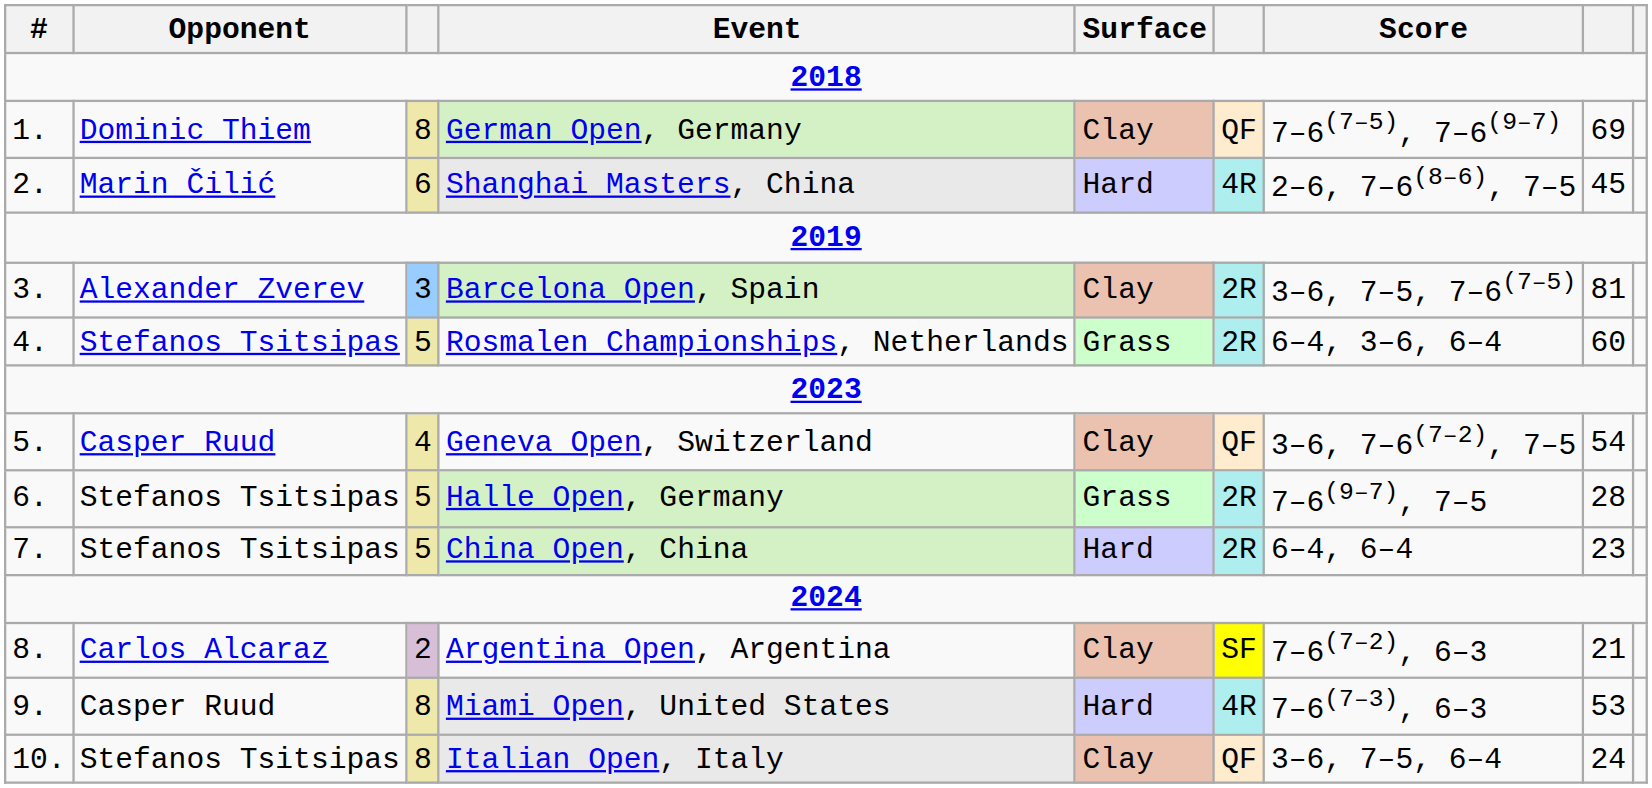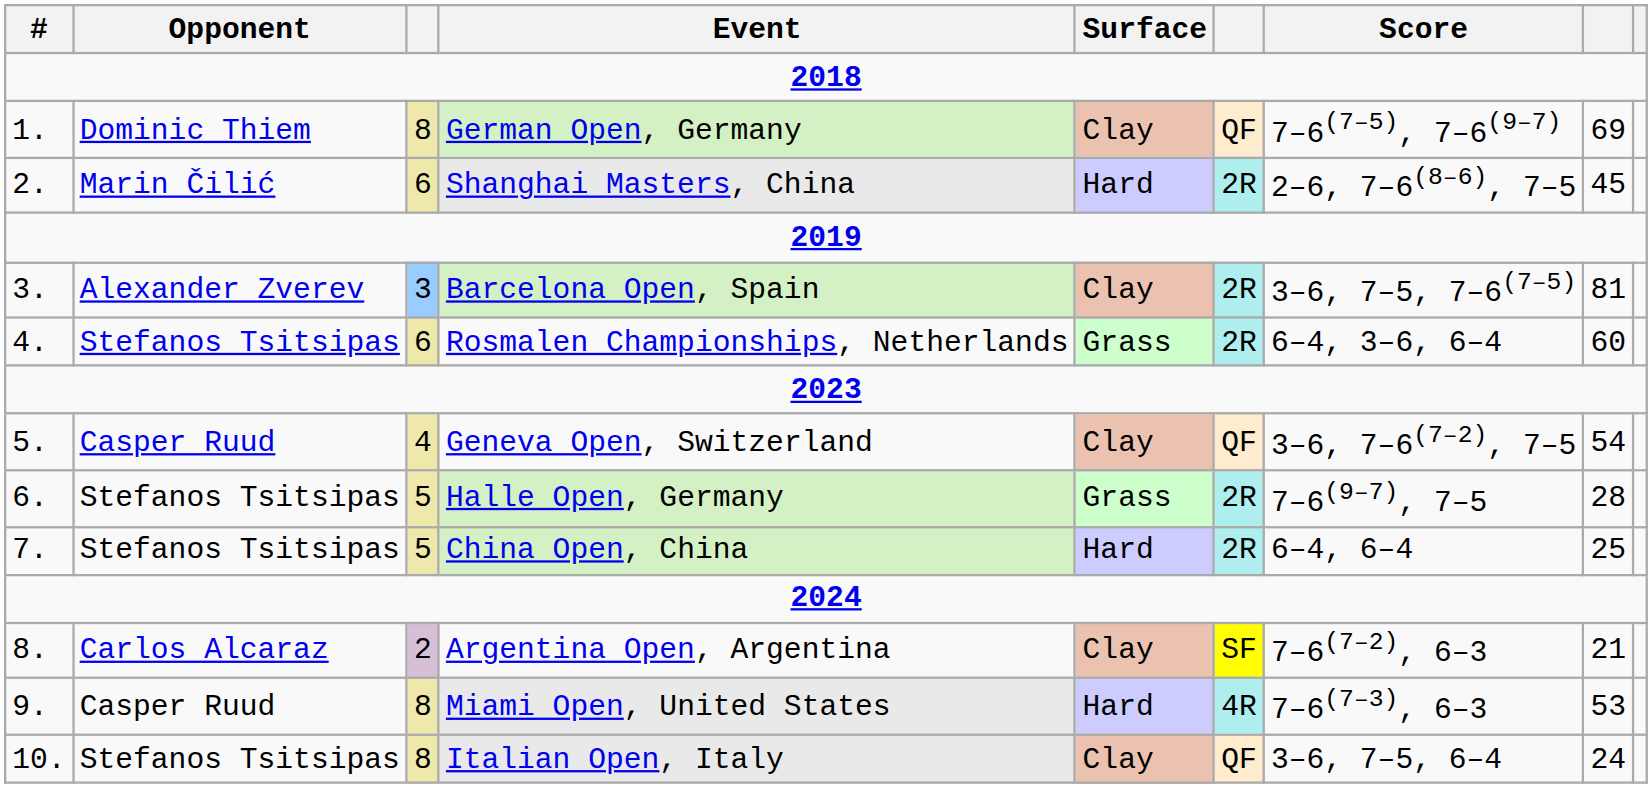(1239, 186) 4R -> (1239, 186) 2R
(423, 342) 5 -> (423, 342) 6
(1608, 550) 23 -> (1608, 550) 25
